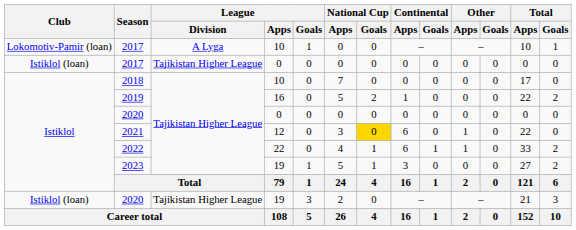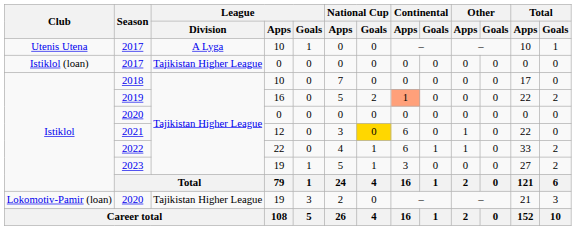(59, 47) Lokomotiv-Pamir (loan) -> (59, 47) Utenis Utena
(406, 98) no background -> (406, 98) lightsalmon background
(59, 200) Istiklol (loan) -> (59, 200) Lokomotiv-Pamir (loan)
